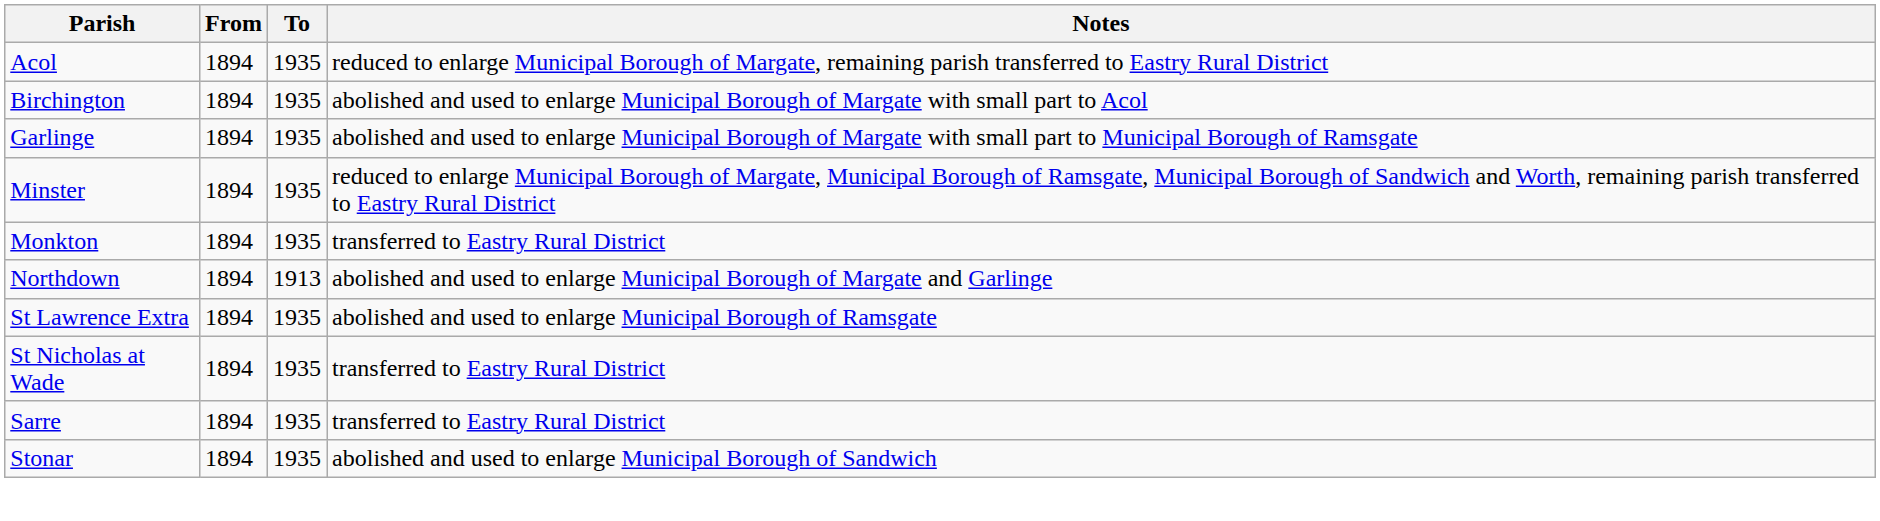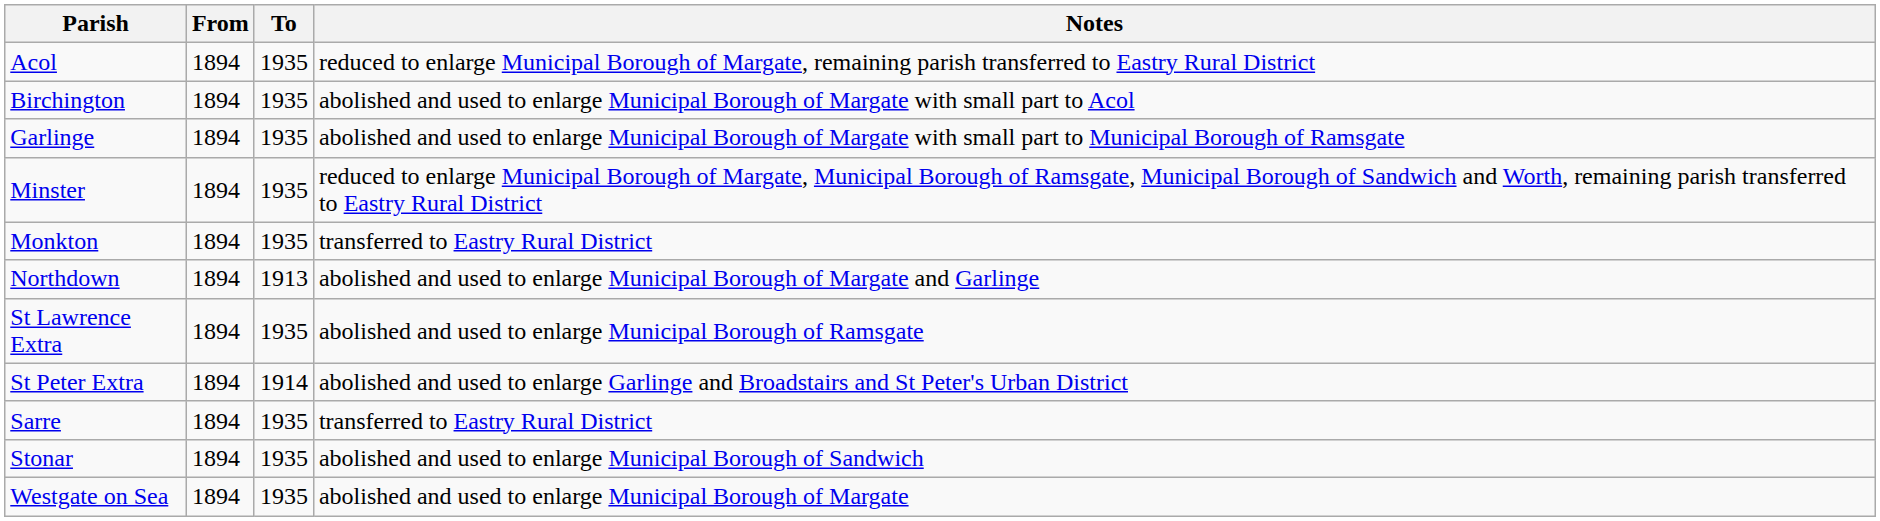- row: (78, 368)
+ row: (77, 382)
+ row: (89, 496)
